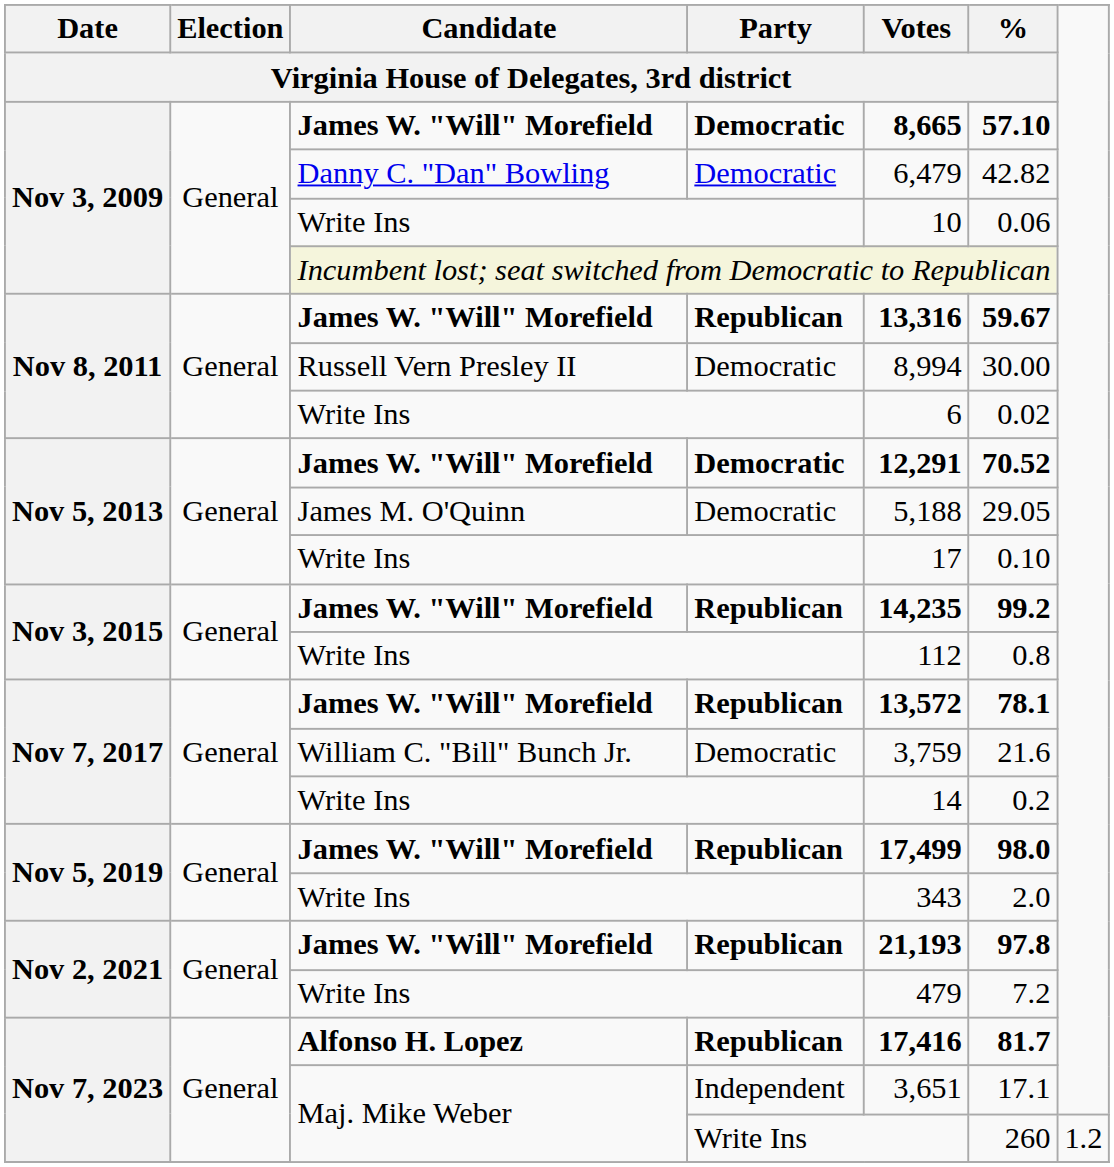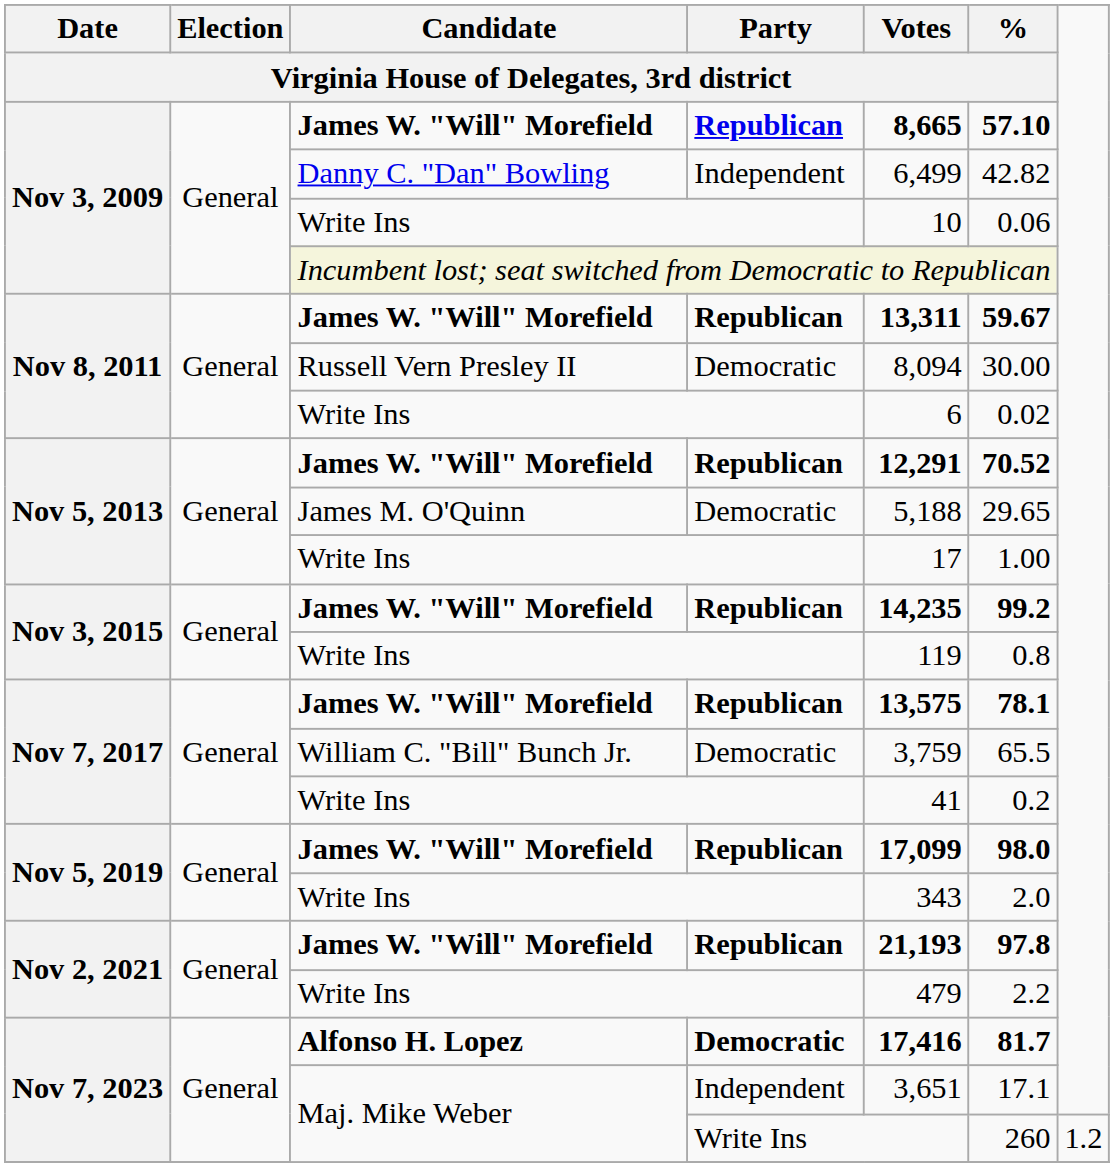(769, 125) Democratic -> (769, 125) Republican
(765, 173) Democratic -> (769, 173) Independent
(928, 173) 6,479 -> (928, 173) 6,499
(920, 317) 13,316 -> (921, 317) 13,311
(928, 366) 8,994 -> (928, 366) 8,094
(769, 462) Democratic -> (769, 462) Republican
(1016, 510) 29.05 -> (1016, 510) 29.65
(1024, 558) 0.10 -> (1024, 558) 1.00
(940, 655) 112 -> (940, 655) 119
(920, 703) 13,572 -> (920, 703) 13,575
(1024, 751) 21.6 -> (1024, 751) 65.5
(947, 800) 14 -> (947, 800) 41
(920, 848) 17,499 -> (920, 848) 17,099
(1031, 992) 7.2 -> (1031, 992) 2.2
(769, 1041) Republican -> (769, 1041) Democratic
